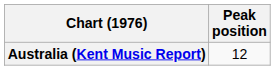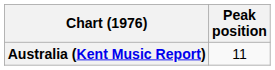(239, 53) 12 -> (239, 53) 11
